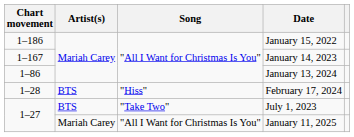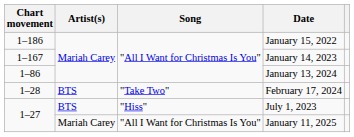(133, 90) "Hiss" -> (145, 90) "Take Two"
(145, 106) "Take Two" -> (133, 106) "Hiss"
